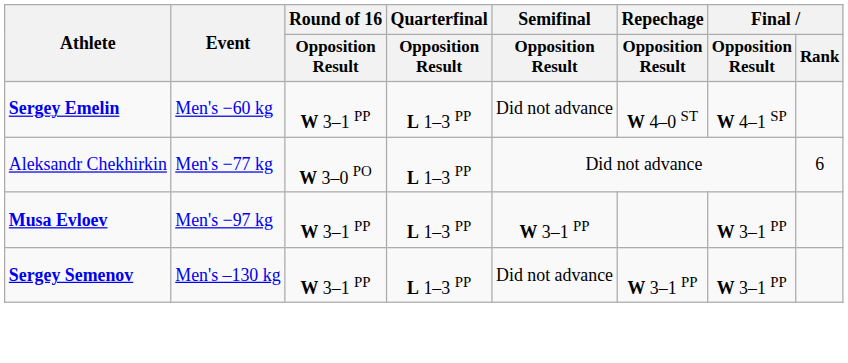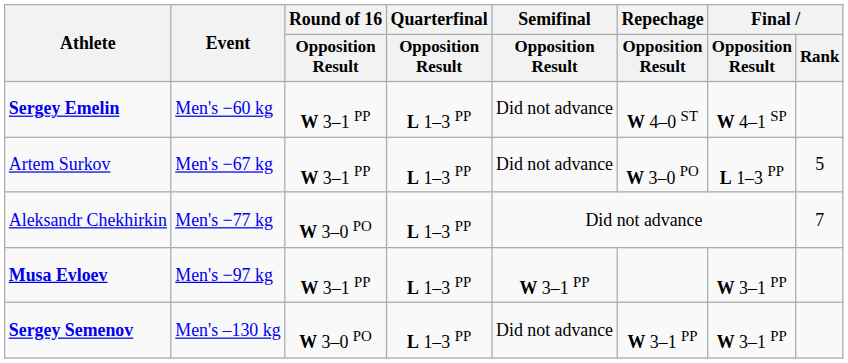+ row: (60, 164)
(820, 164) 6 -> (820, 220) 7
(336, 285) W 3–1 PP -> (336, 341) W 3–0 PO
